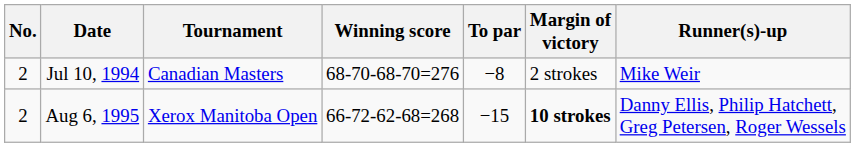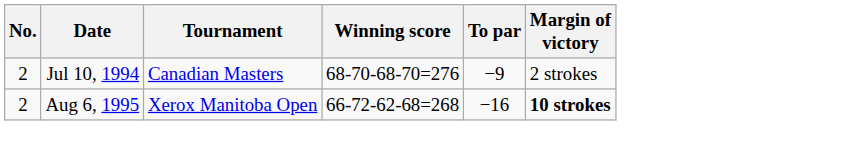- column: (733, 31)
(494, 73) −8 -> (494, 73) −9
(494, 115) −15 -> (494, 104) −16
